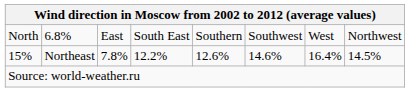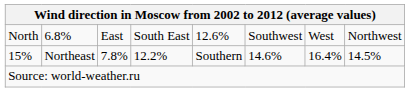(219, 35) Southern -> (212, 35) 12.6%
(212, 55) 12.6% -> (219, 55) Southern
